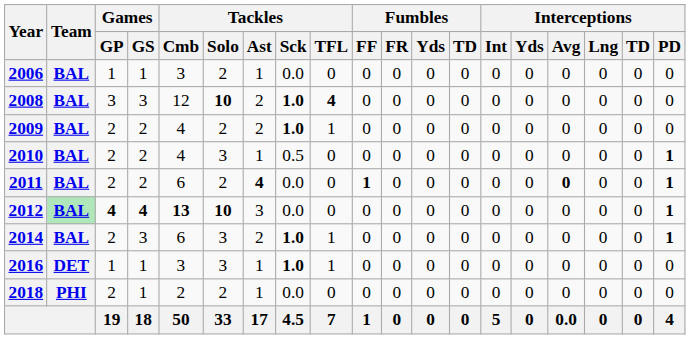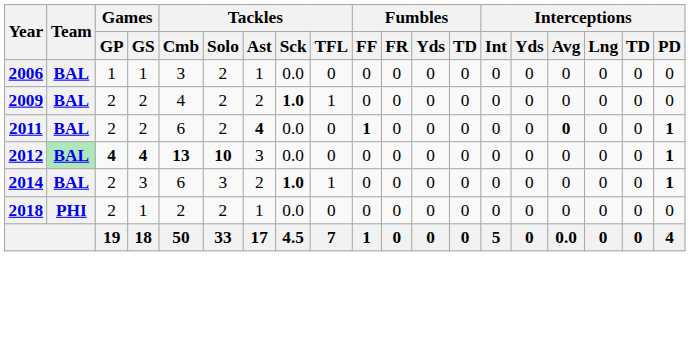- row: (26, 100)
- row: (26, 155)
- row: (26, 264)
